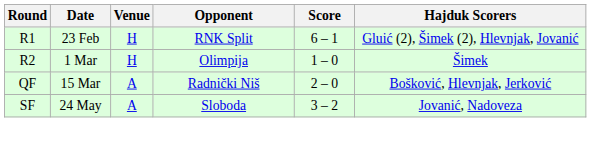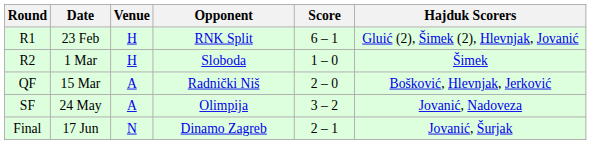(224, 61) Olimpija -> (224, 61) Sloboda
(224, 106) Sloboda -> (224, 106) Olimpija
+ row: (27, 128)
